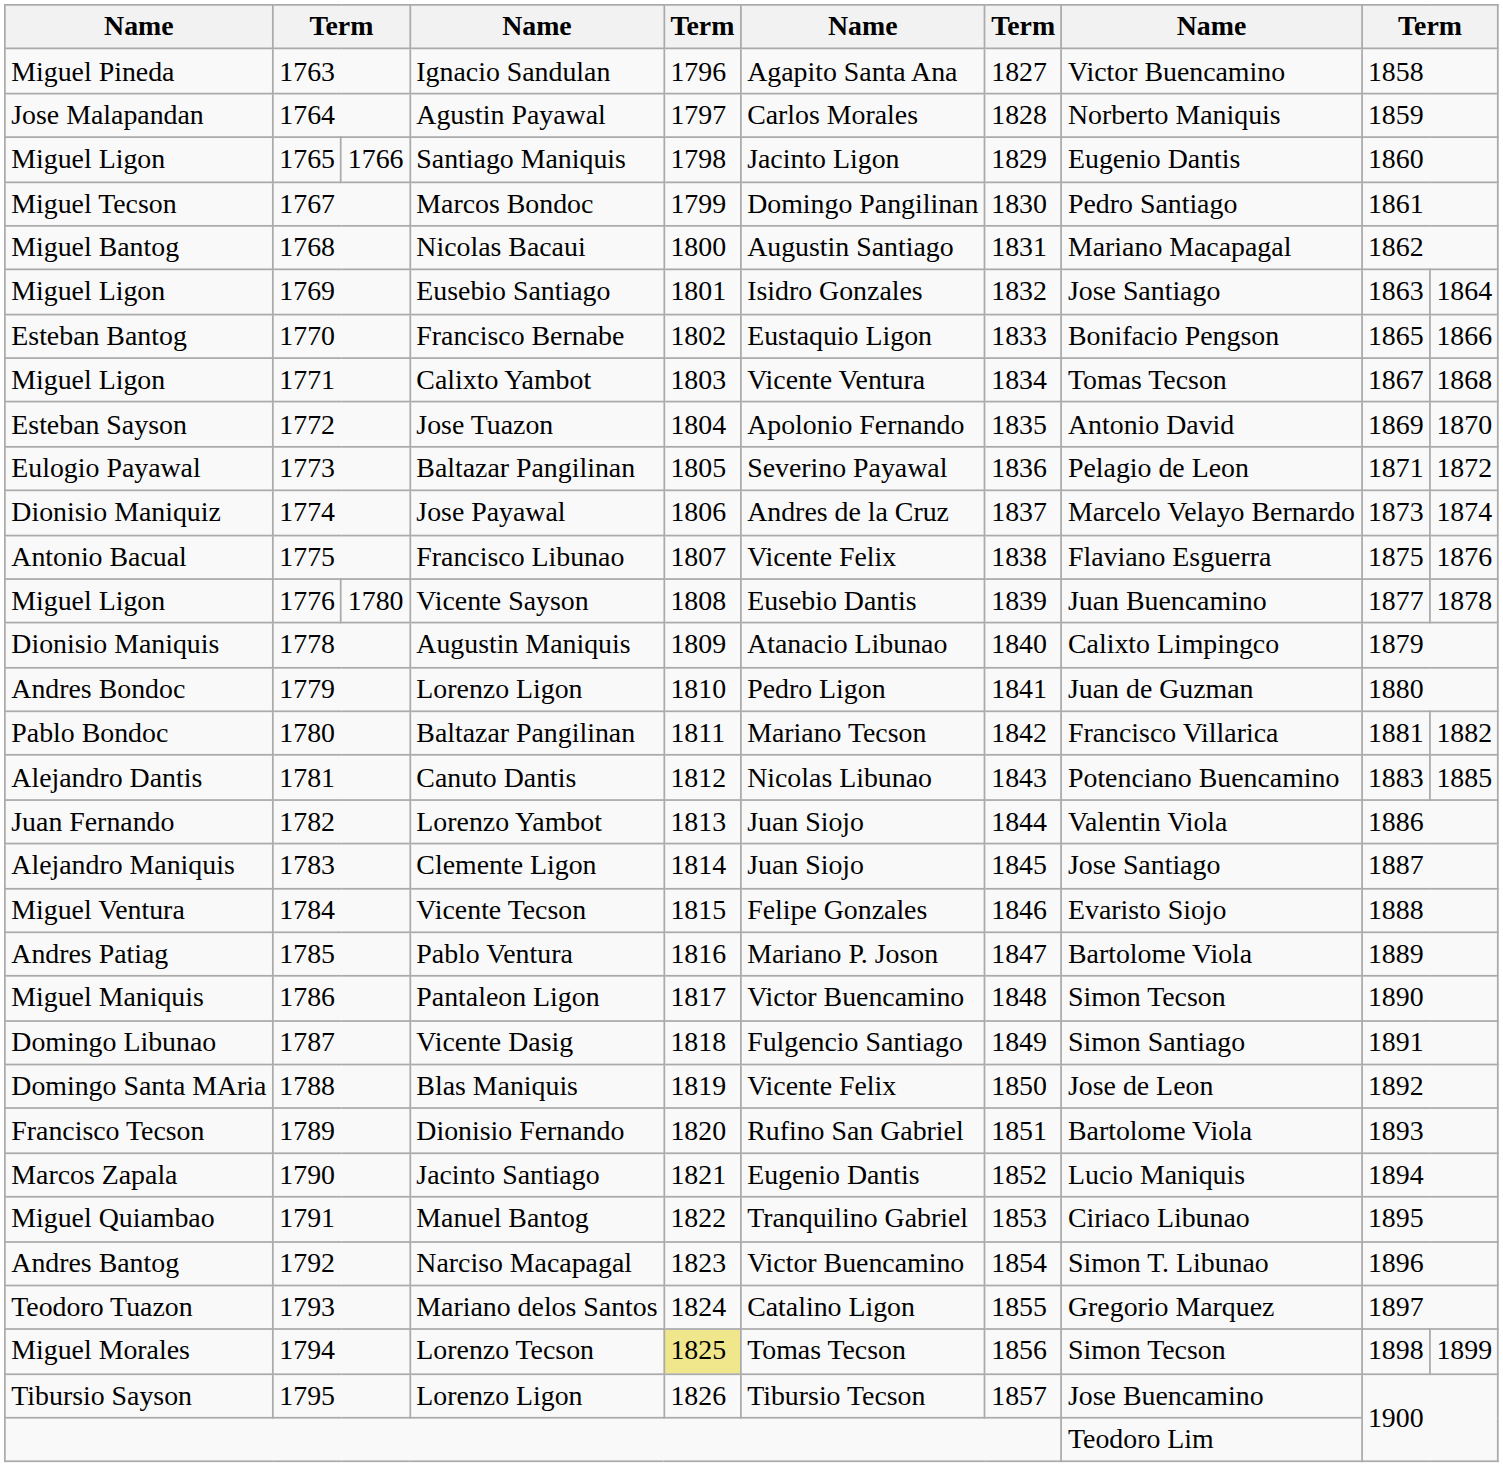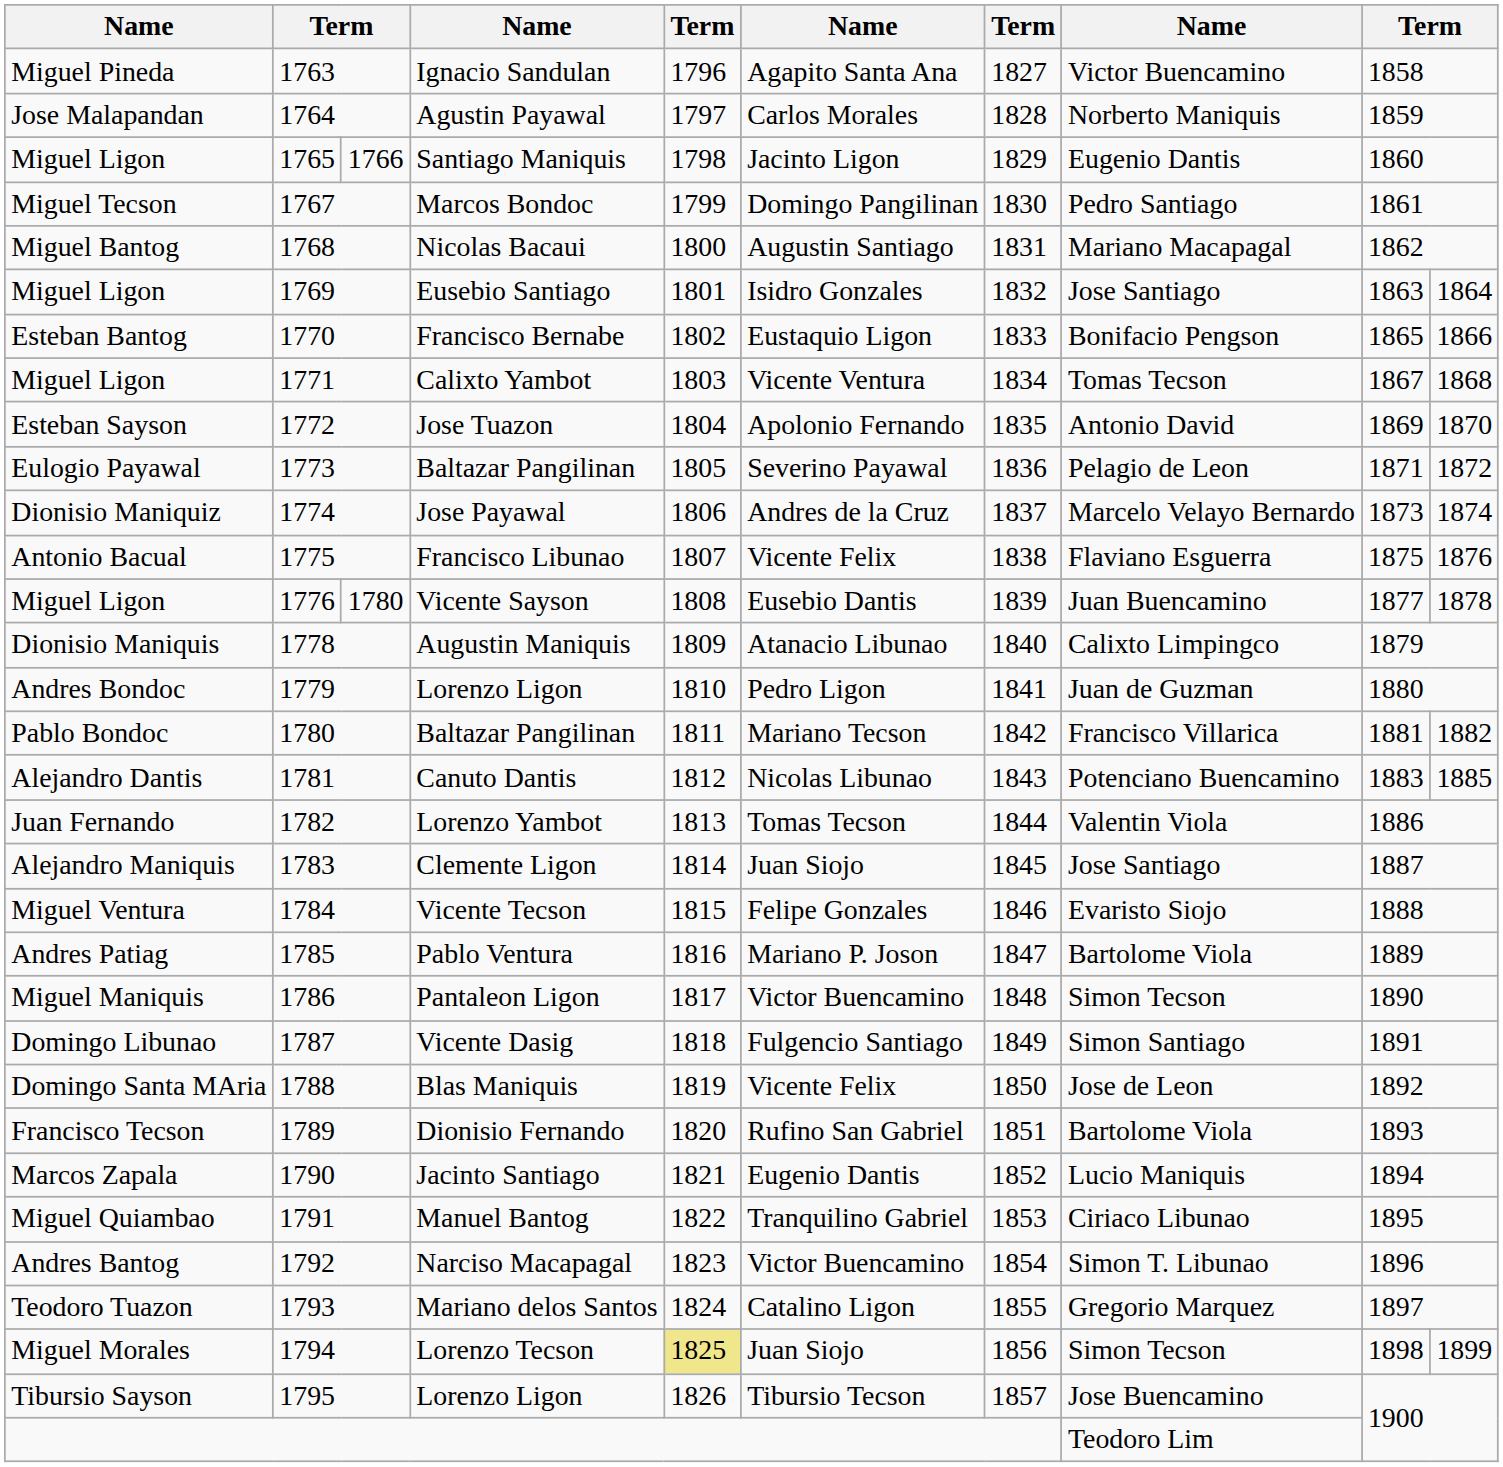(806, 821) Juan Siojo -> (827, 821) Tomas Tecson
(827, 1351) Tomas Tecson -> (806, 1351) Juan Siojo
